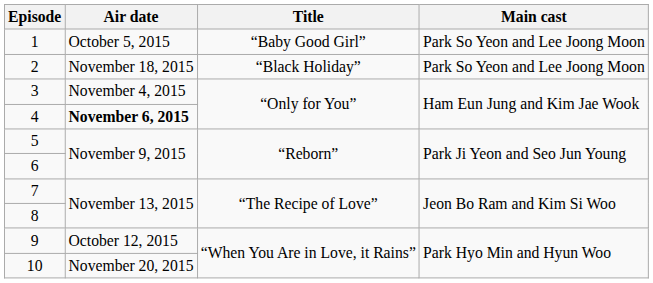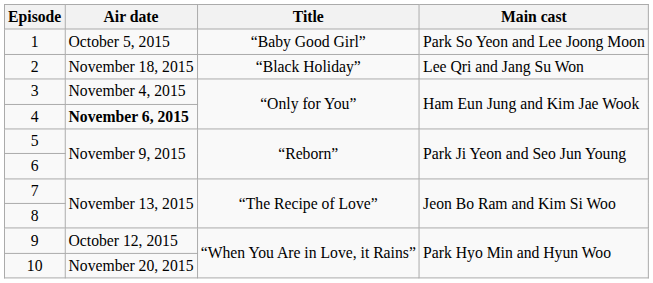(534, 66) Park So Yeon and Lee Joong Moon -> (504, 66) Lee Qri and Jang Su Won
